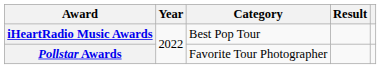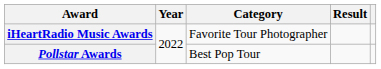(225, 34) Best Pop Tour -> (258, 34) Favorite Tour Photographer
(258, 53) Favorite Tour Photographer -> (225, 53) Best Pop Tour
